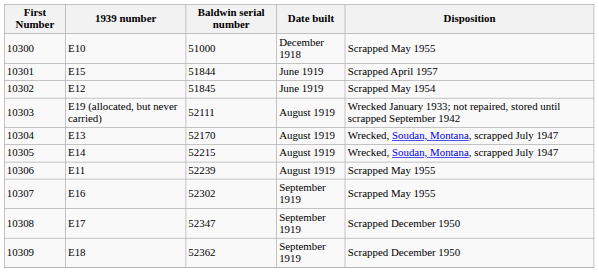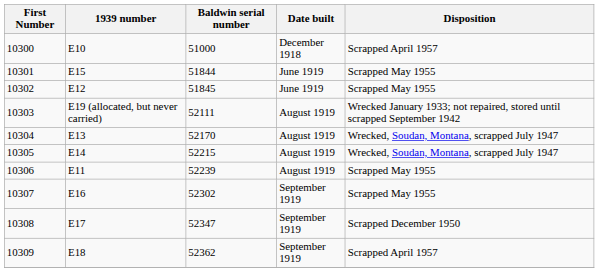(392, 48) Scrapped May 1955 -> (393, 48) Scrapped April 1957
(393, 72) Scrapped April 1957 -> (392, 72) Scrapped May 1955
(392, 89) Scrapped May 1954 -> (392, 89) Scrapped May 1955
(404, 252) Scrapped December 1950 -> (393, 252) Scrapped April 1957
